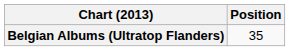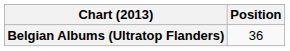(256, 35) 35 -> (256, 35) 36
